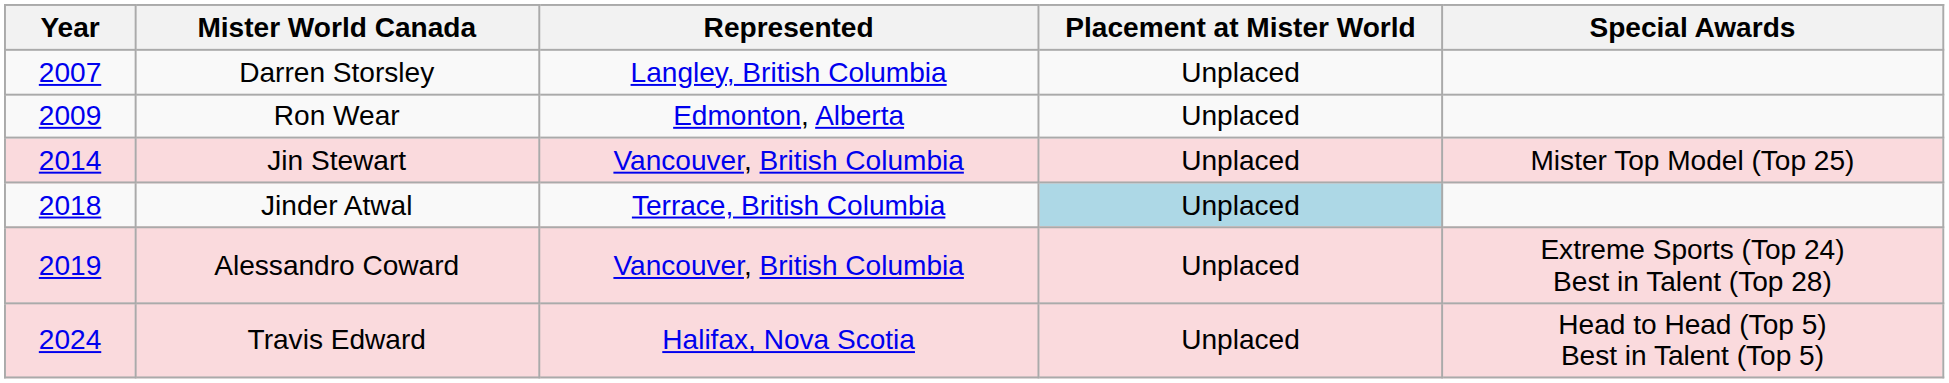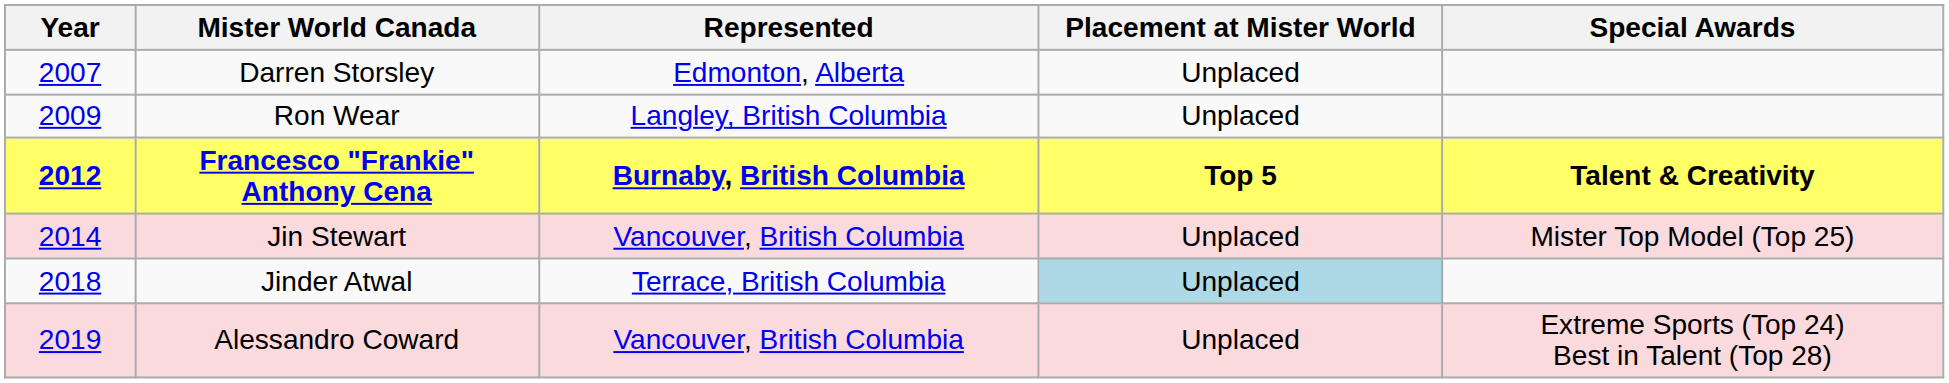(789, 72) Langley, British Columbia -> (789, 72) Edmonton, Alberta
(789, 116) Edmonton, Alberta -> (789, 116) Langley, British Columbia
+ row: (337, 176)
- row: (337, 341)
